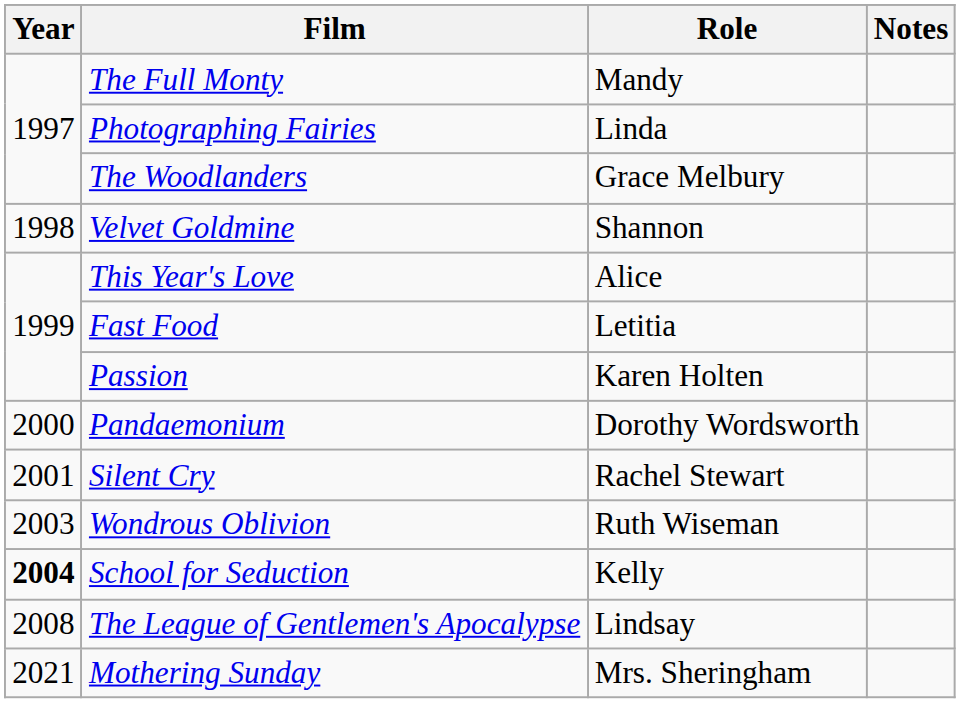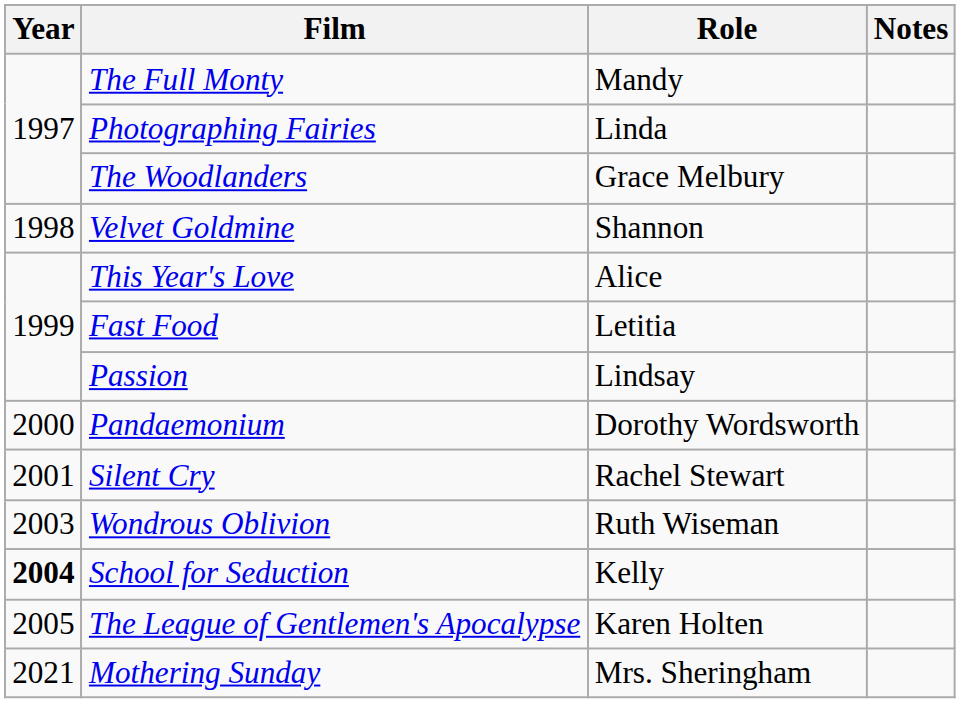(679, 375) Karen Holten -> (645, 375) Lindsay
(43, 623) 2008 -> (43, 623) 2005
(645, 623) Lindsay -> (679, 623) Karen Holten
